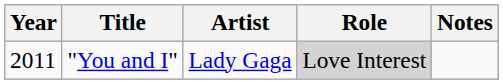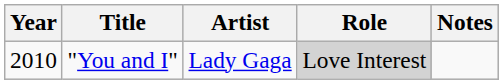(33, 60) 2011 -> (33, 60) 2010
